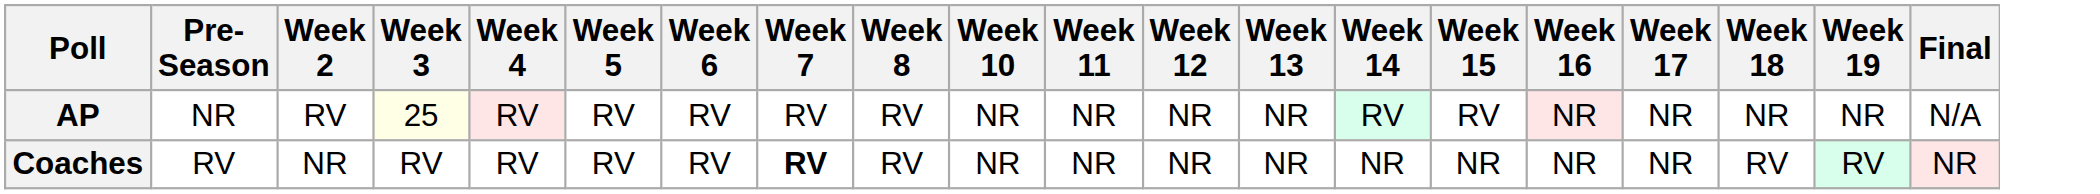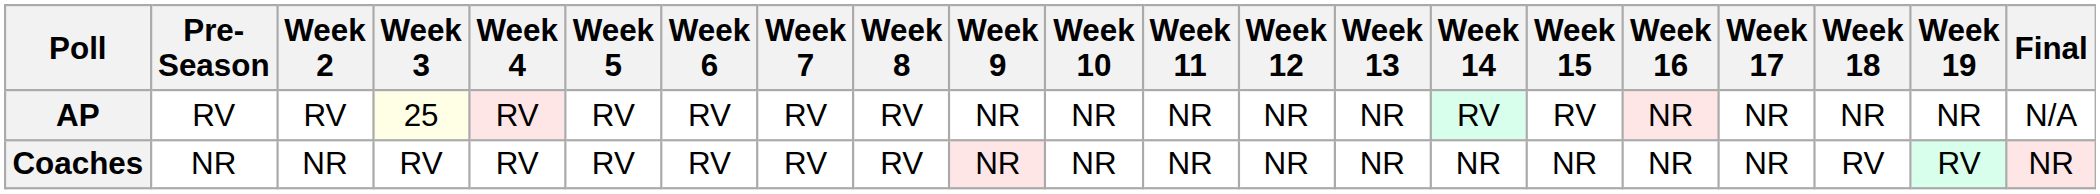+ column: (998, 48)
(214, 115) NR -> (214, 115) RV
(214, 164) RV -> (214, 164) NR
(806, 164) bold -> (806, 164) normal
